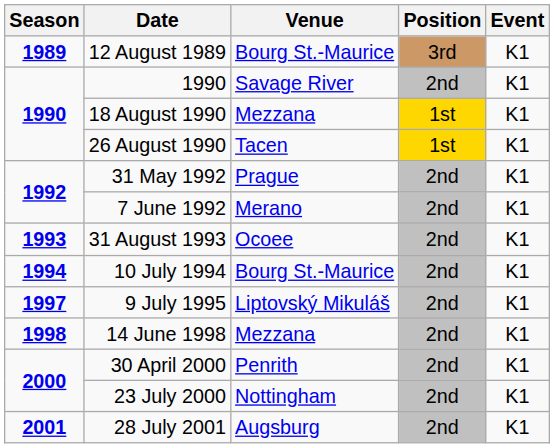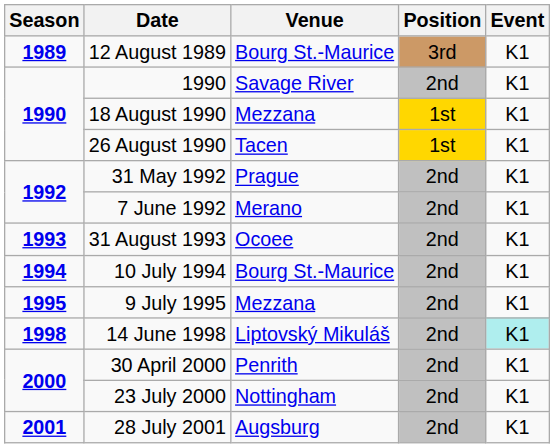(44, 302) 1997 -> (44, 302) 1995
(312, 302) Liptovský Mikuláš -> (275, 302) Mezzana
(275, 333) Mezzana -> (312, 333) Liptovský Mikuláš
(517, 333) no background -> (517, 333) paleturquoise background
